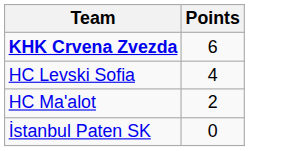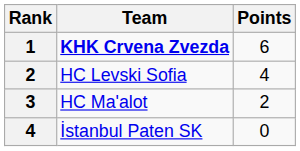+ column: (30, 18)
